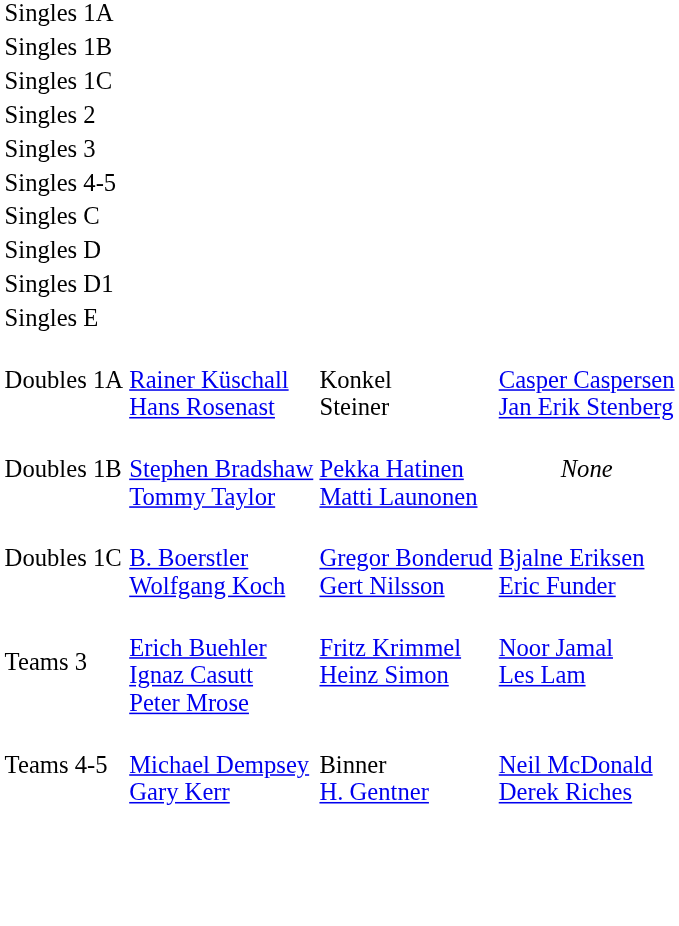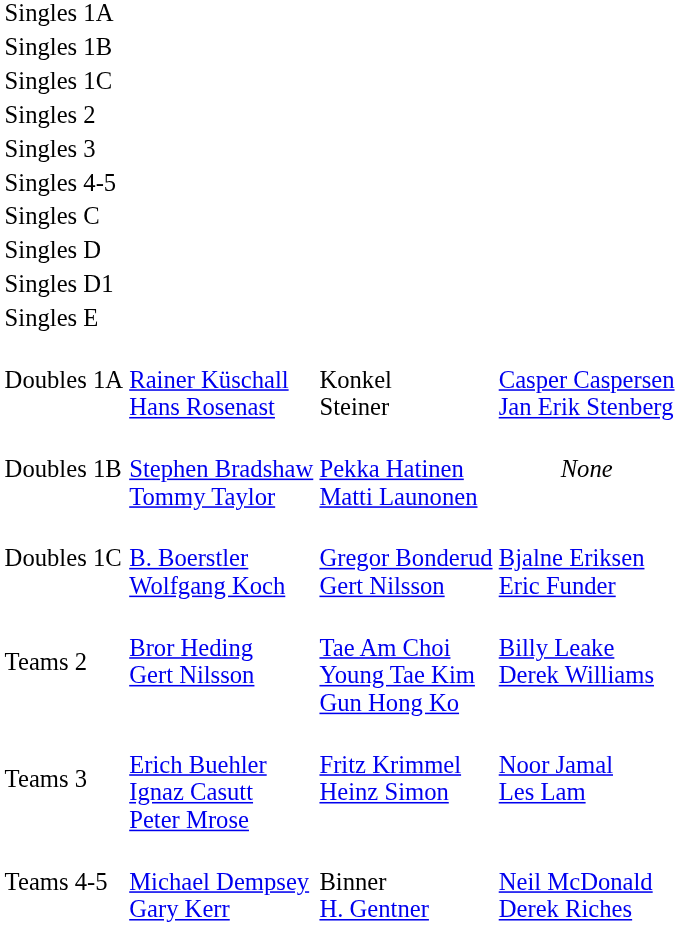+ row: (46, 661)
